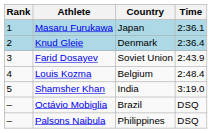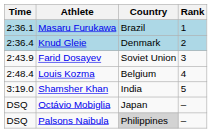columns swapped: (18, 12) <-> (191, 12)
(131, 27) Japan -> (133, 27) Brazil
(130, 105) Brazil -> (134, 105) Japan
(141, 120) no background -> (144, 120) lightgrey background
